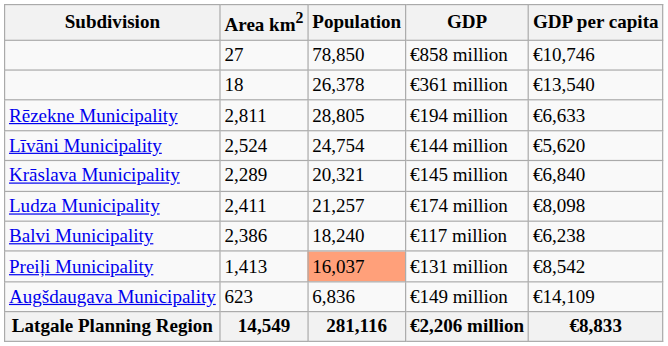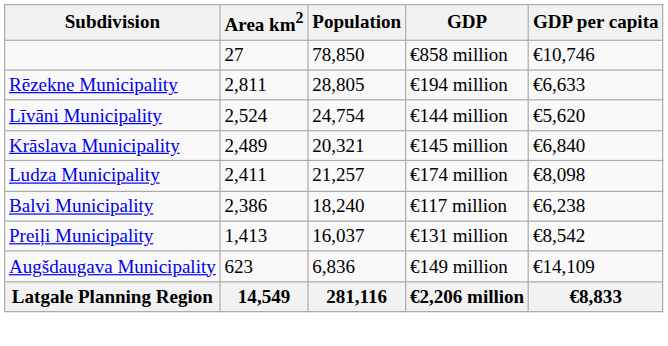- row: (459, 85)
(246, 175) 2,289 -> (246, 145) 2,489
(338, 266) lightsalmon background -> (338, 236) no background
